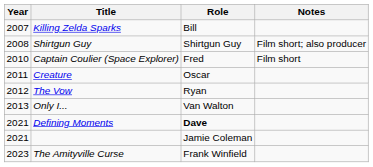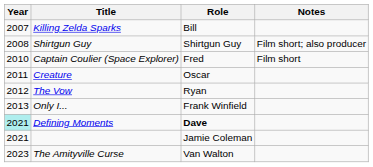(208, 106) Van Walton -> (215, 106) Frank Winfield
(18, 122) no background -> (18, 122) paleturquoise background
(215, 153) Frank Winfield -> (208, 153) Van Walton
